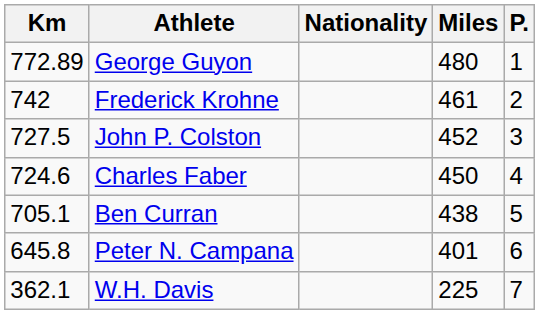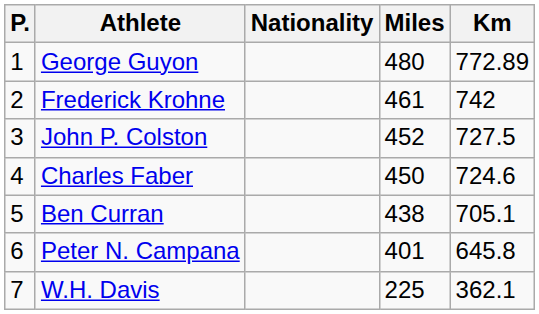columns swapped: (519, 23) <-> (47, 23)
